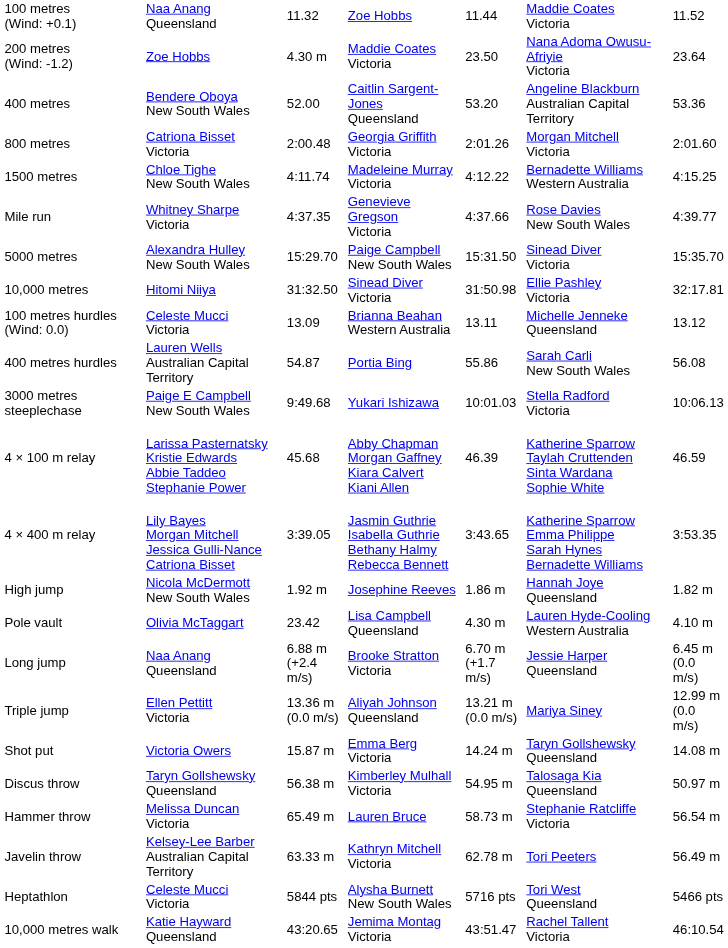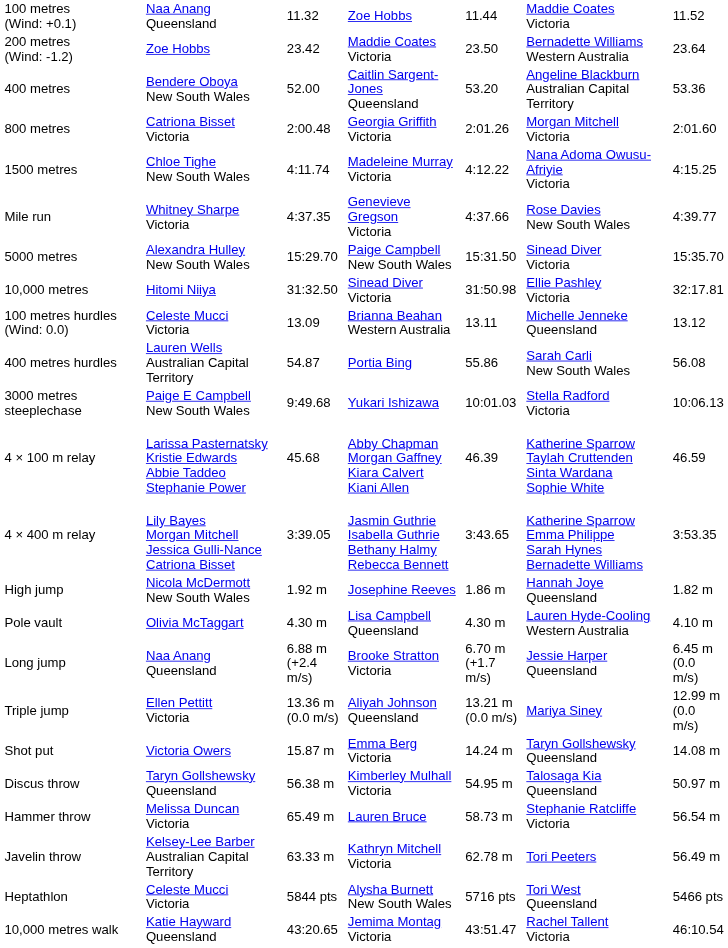(307, 56) 4.30 m -> (303, 49) 23.42
(589, 56) Nana Adoma Owusu-Afriyie Victoria -> (585, 49) Bernadette Williams Western Australia
(585, 177) Bernadette Williams Western Australia -> (589, 169) Nana Adoma Owusu-Afriyie Victoria
(303, 623) 23.42 -> (307, 623) 4.30 m
